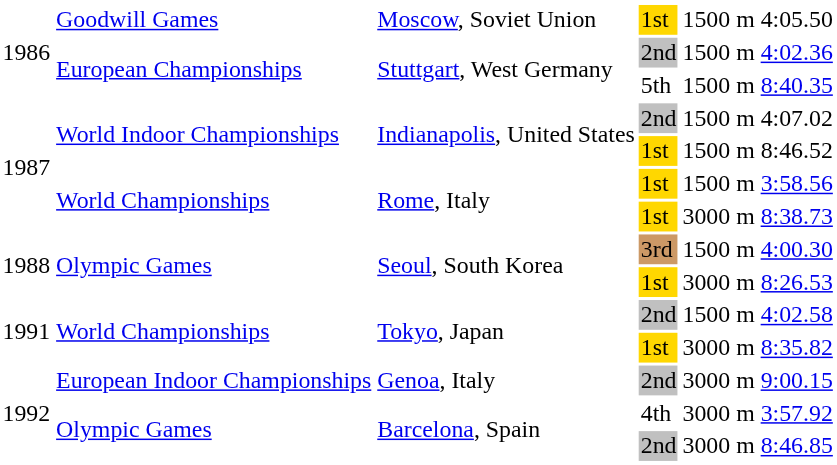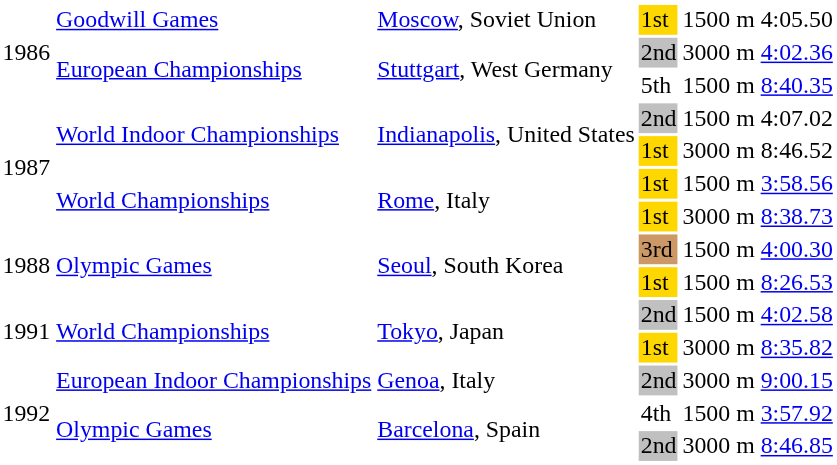(719, 52) 1500 m -> (719, 52) 3000 m
(719, 150) 1500 m -> (719, 150) 3000 m
(719, 281) 3000 m -> (719, 281) 1500 m
(719, 412) 3000 m -> (719, 412) 1500 m
